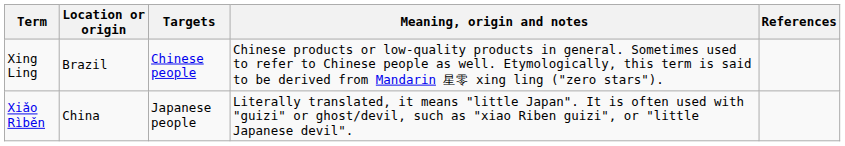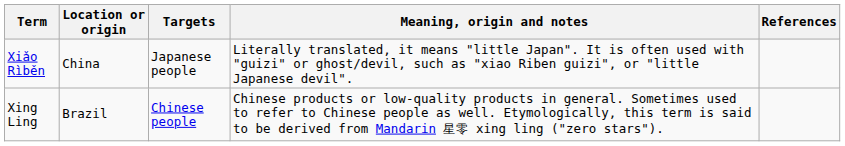rows swapped: (26, 116) <-> (22, 65)
